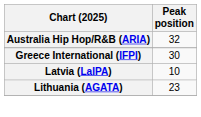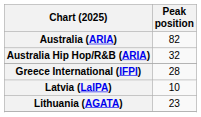+ row: (78, 39)
(174, 55) 30 -> (174, 71) 28
